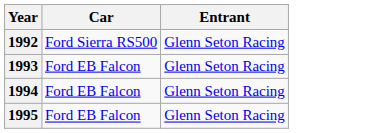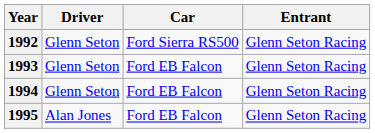+ column: (82, 17)
